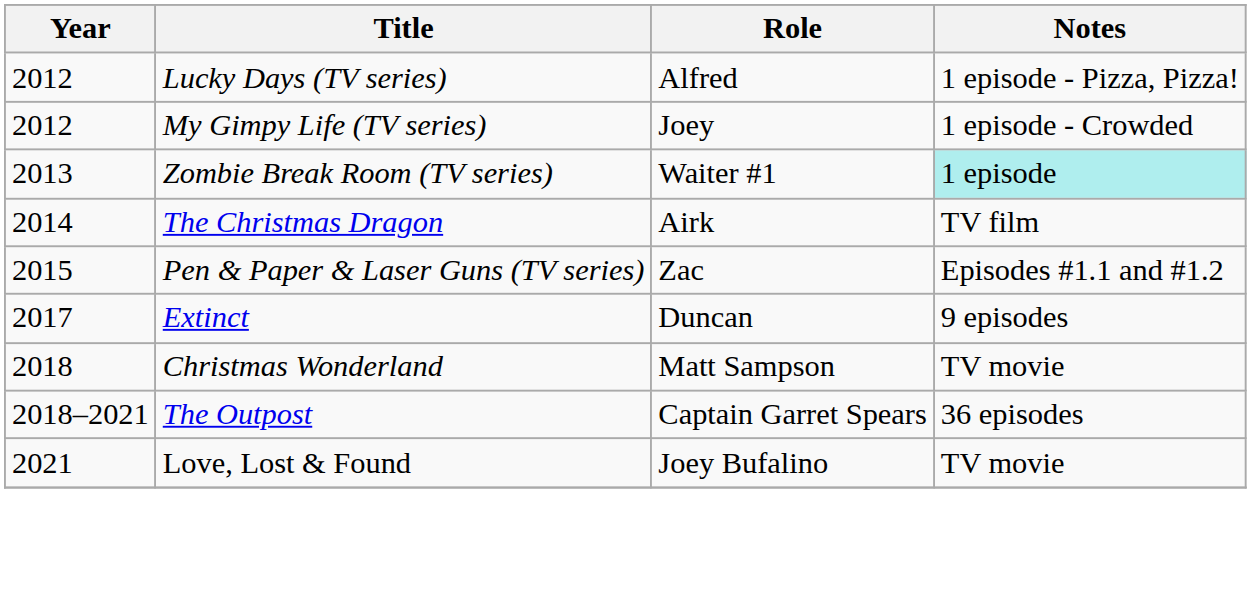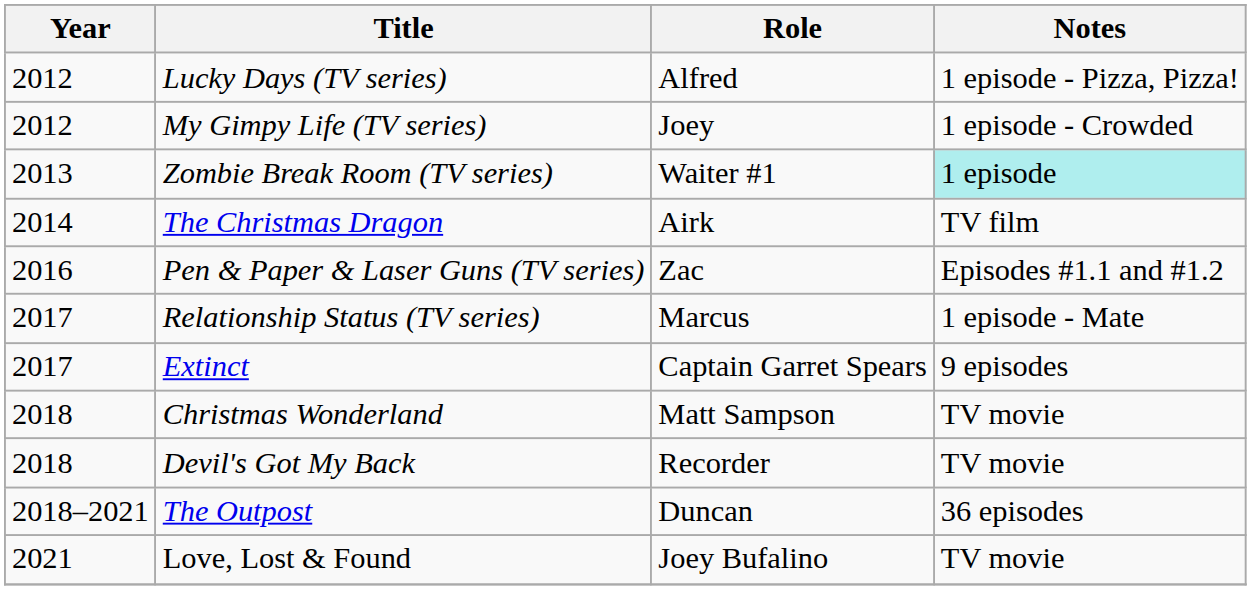(42, 269) 2015 -> (42, 269) 2016
+ row: (351, 317)
(706, 317) Duncan -> (793, 366) Captain Garret Spears
+ row: (289, 462)
(793, 414) Captain Garret Spears -> (706, 510) Duncan
